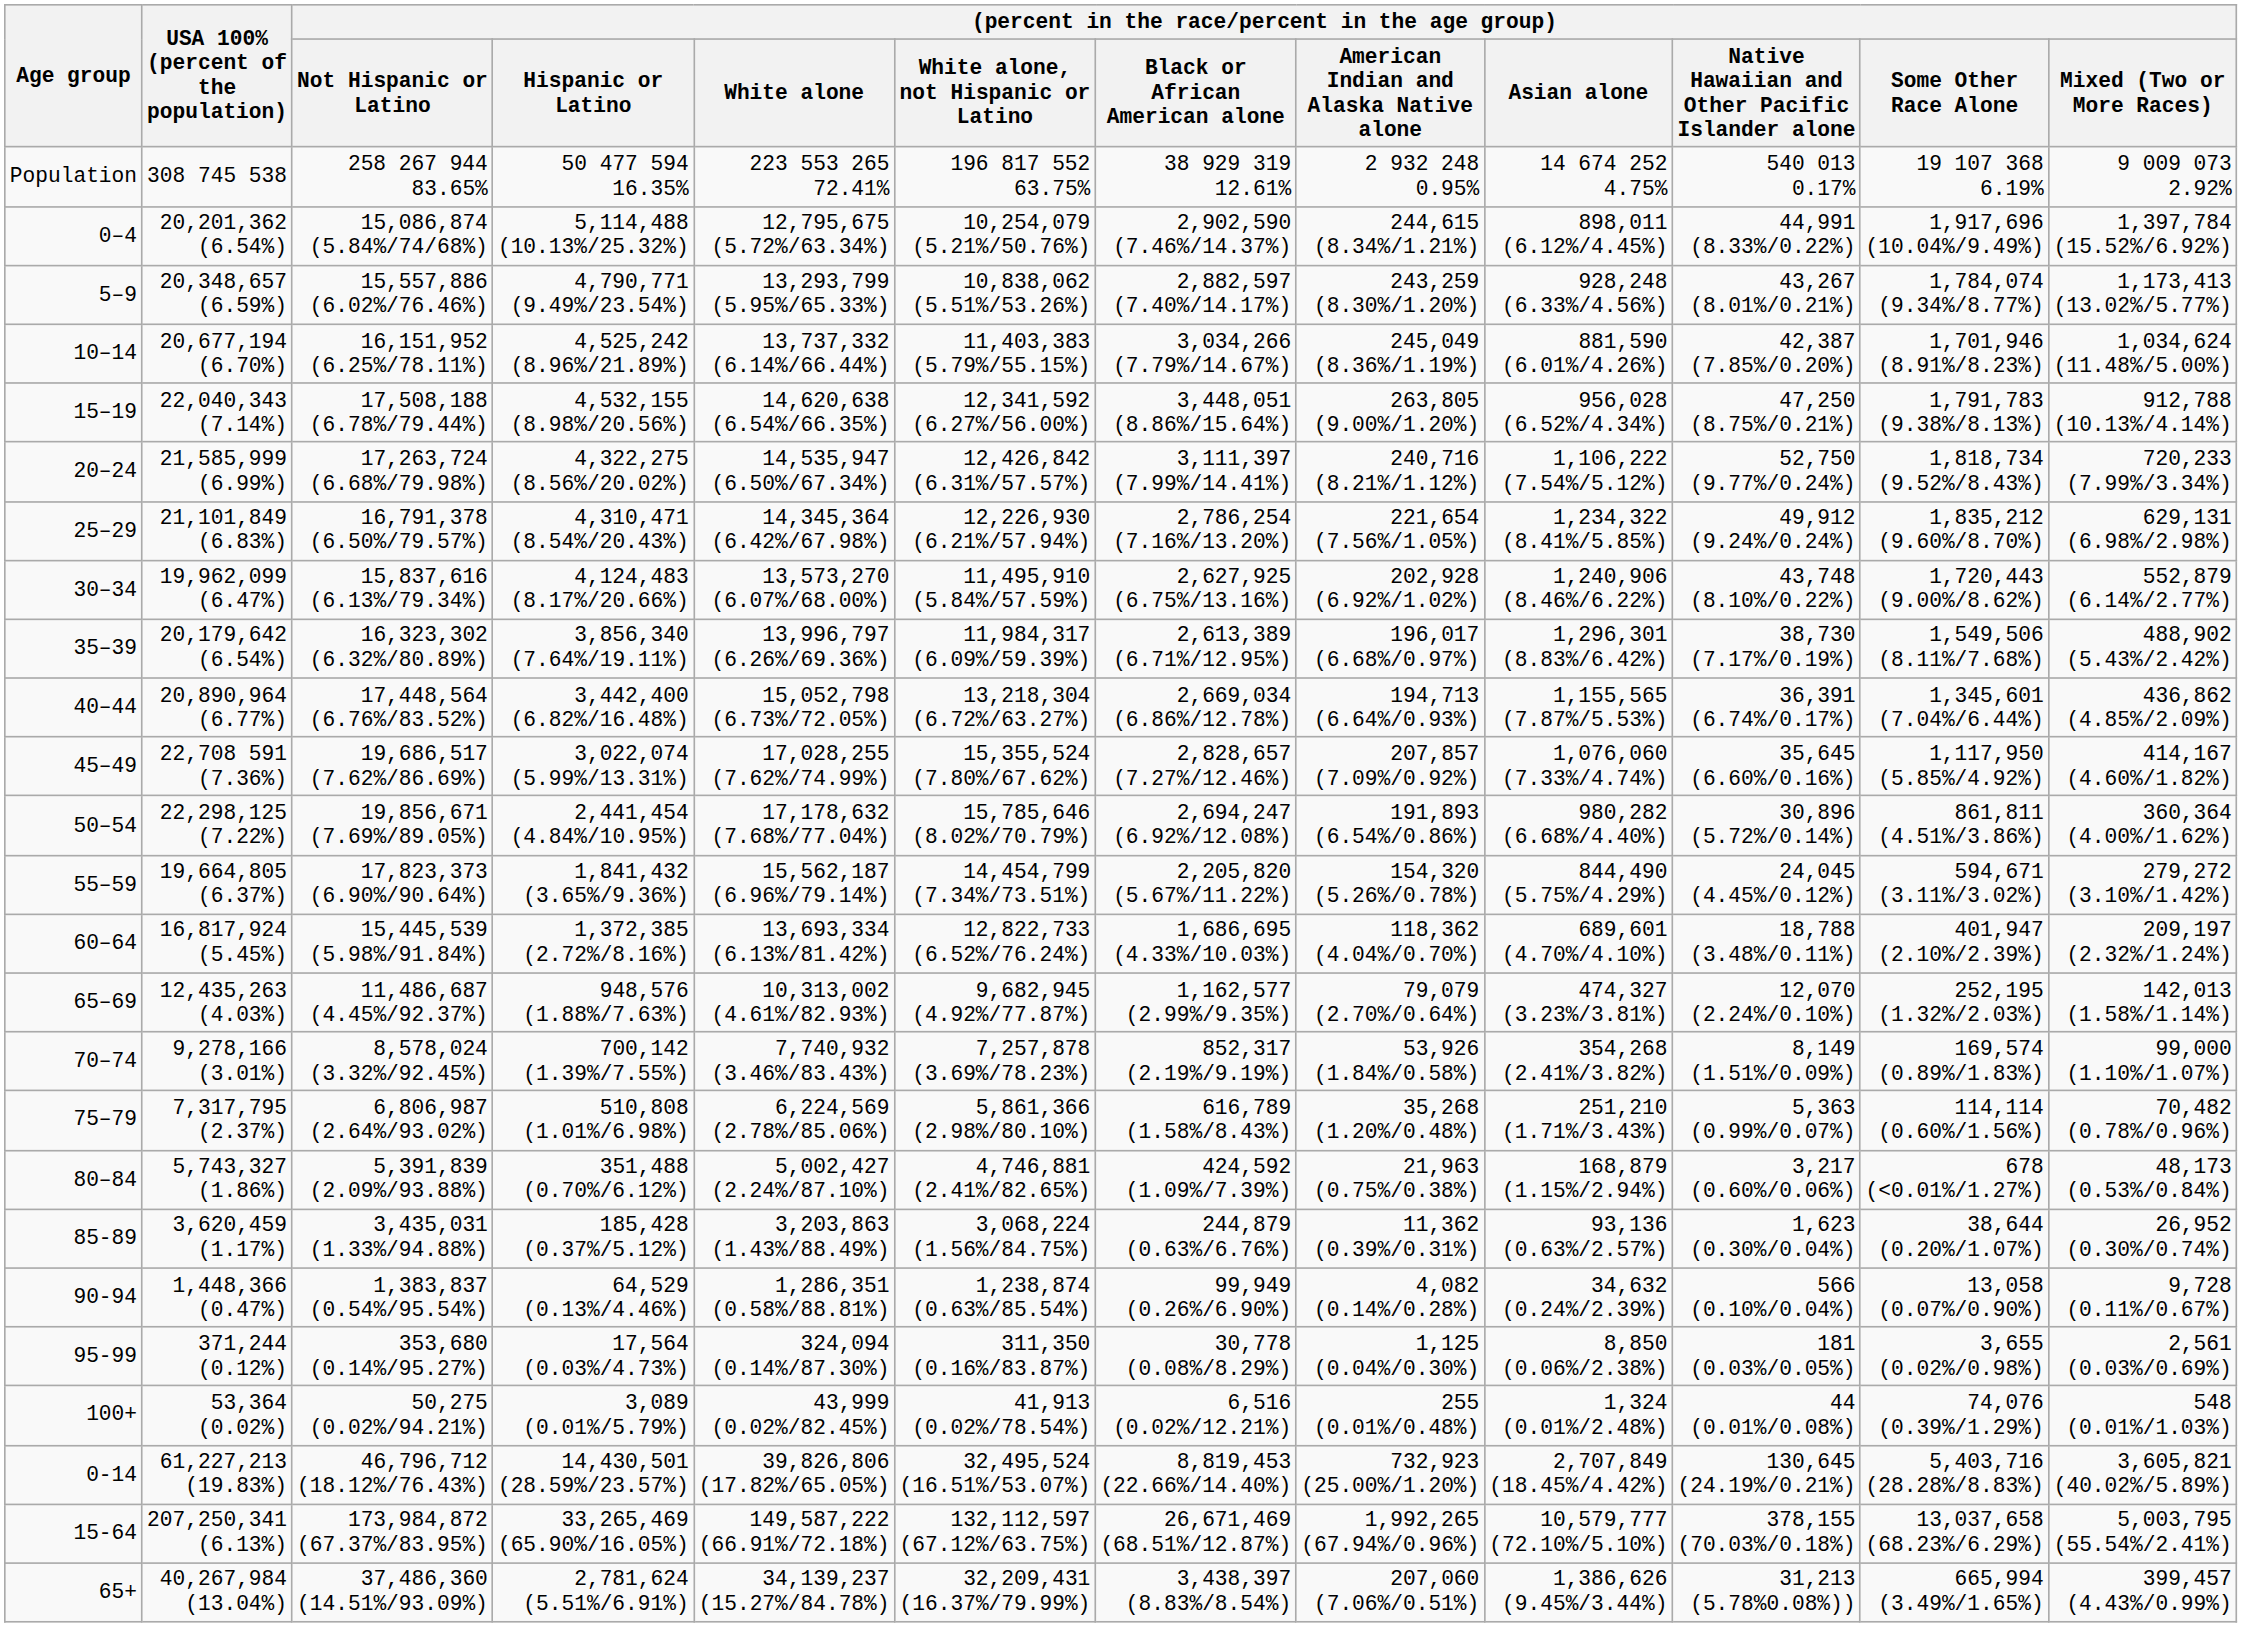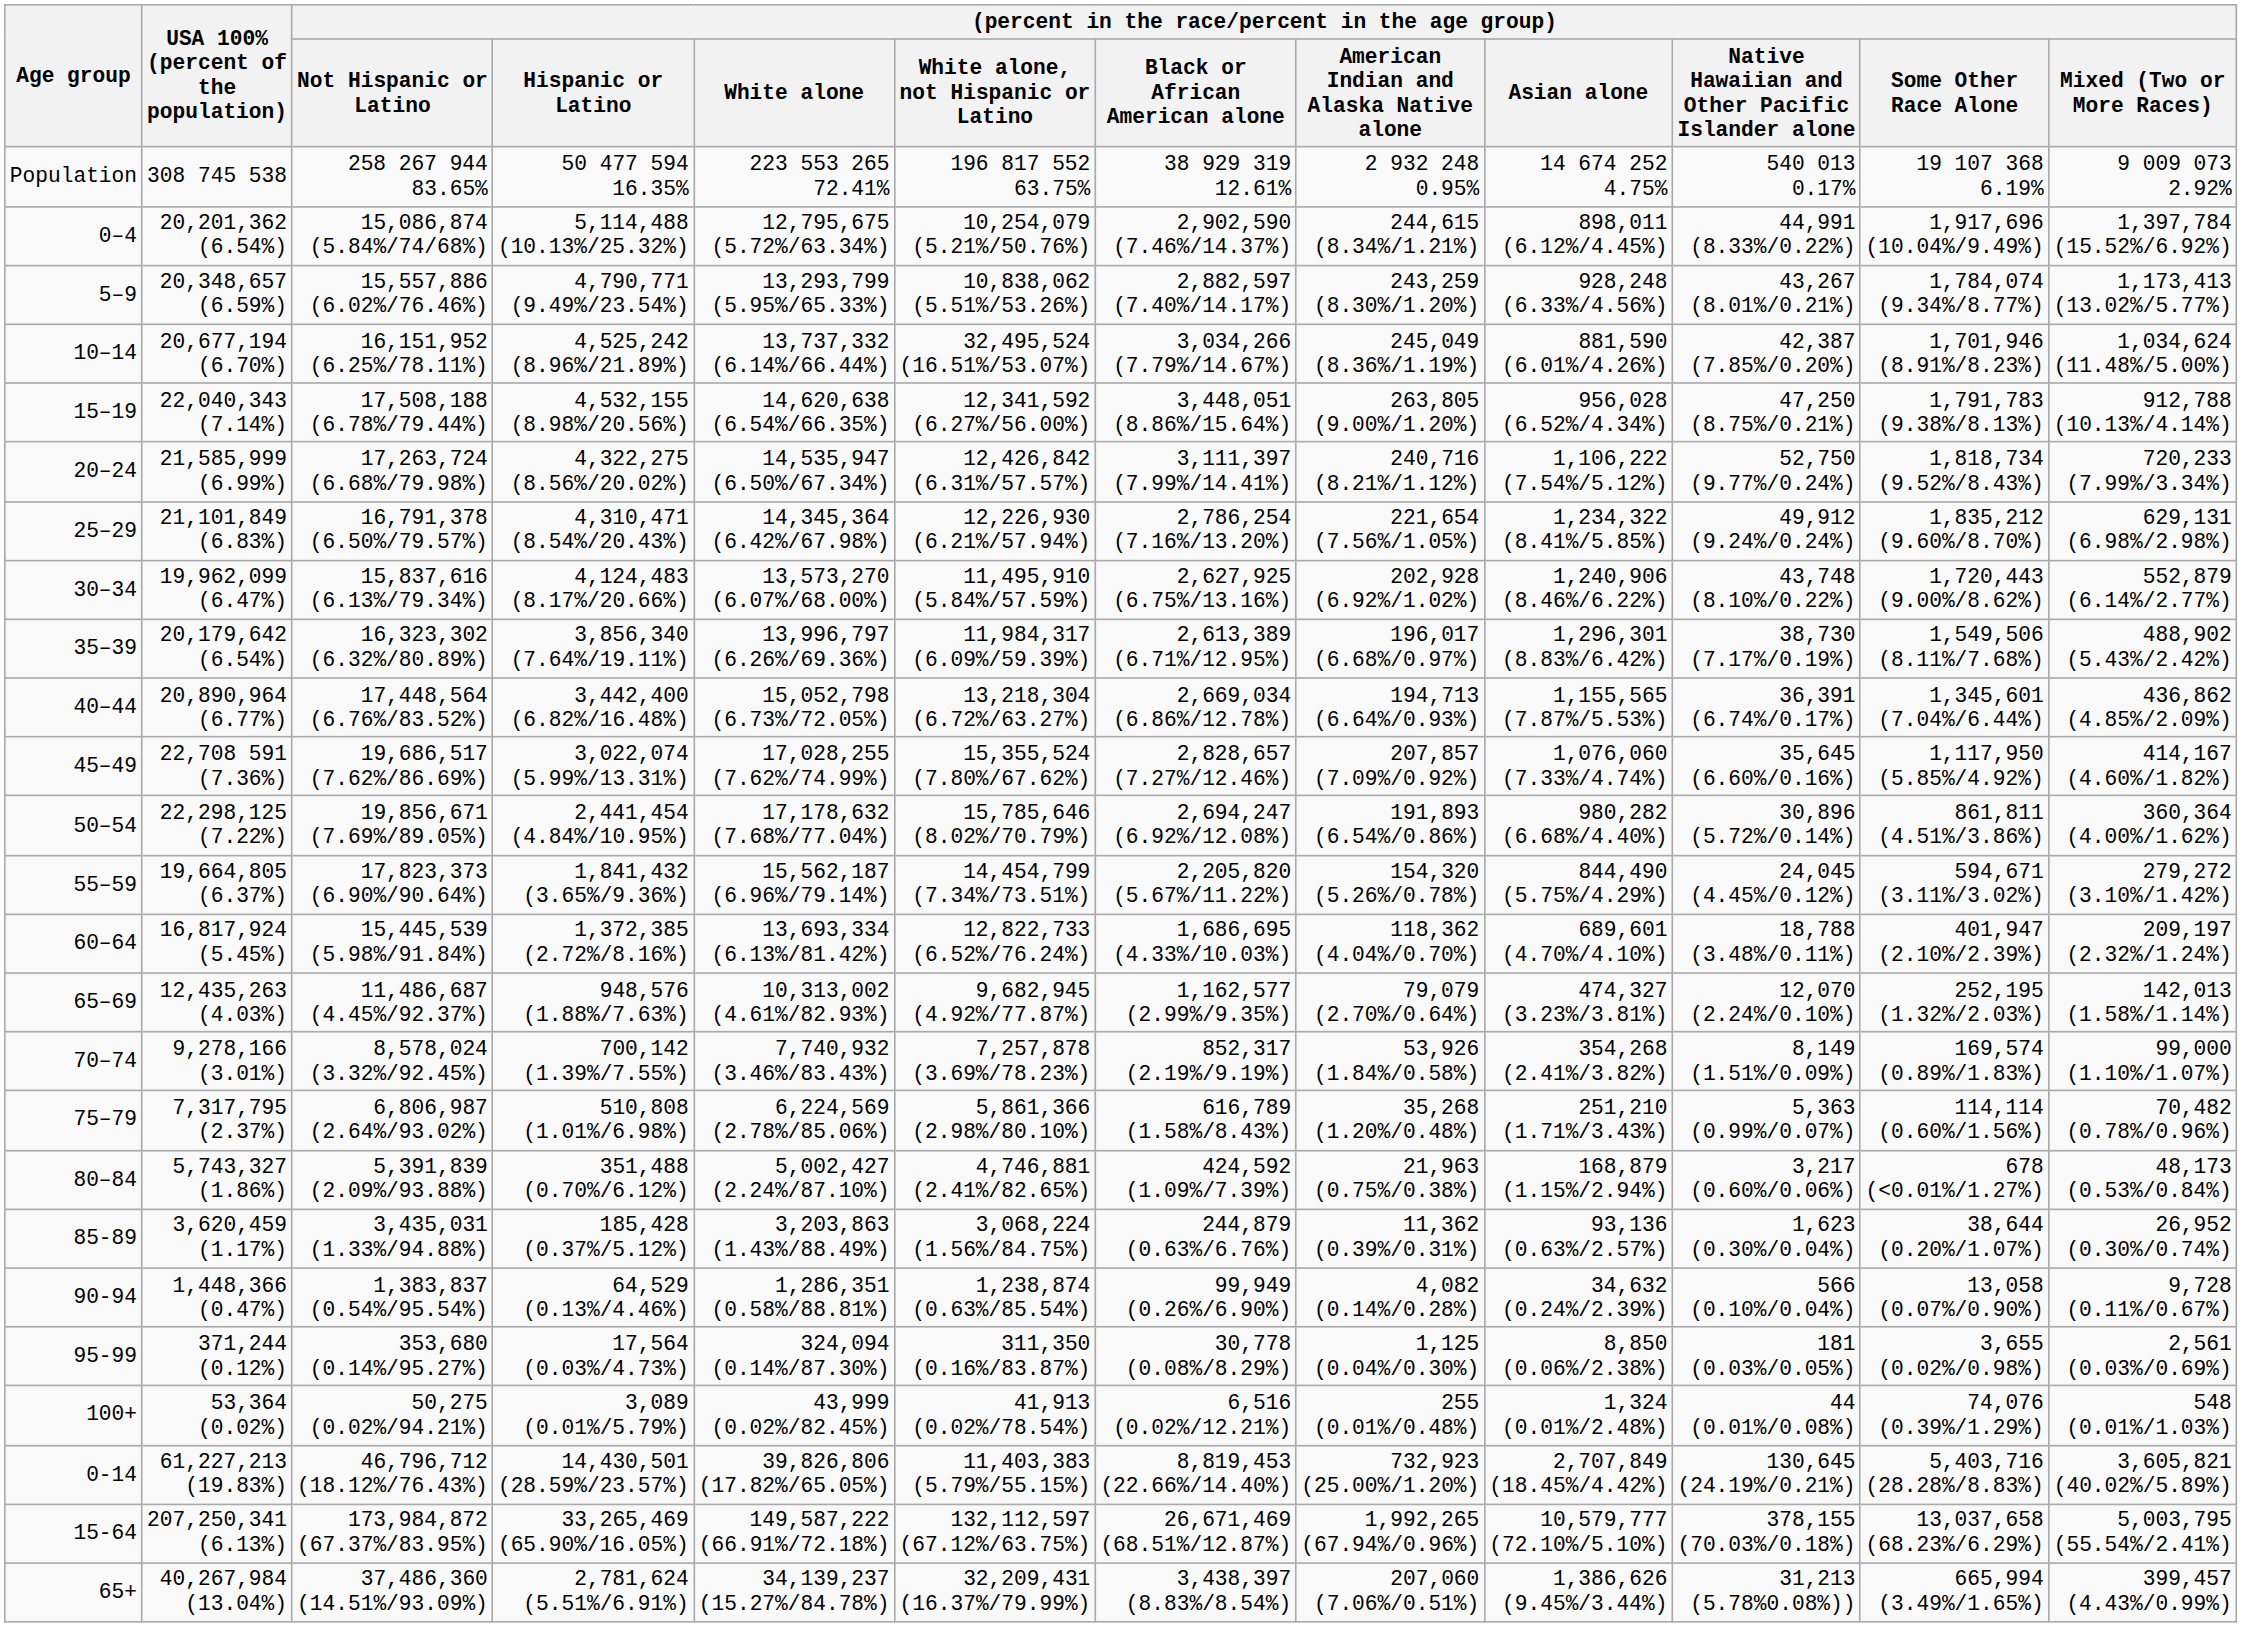(1001, 354) 11,403,383 (5.79%/55.15%) -> (995, 354) 32,495,524 (16.51%/53.07%)
(995, 1474) 32,495,524 (16.51%/53.07%) -> (1001, 1474) 11,403,383 (5.79%/55.15%)
